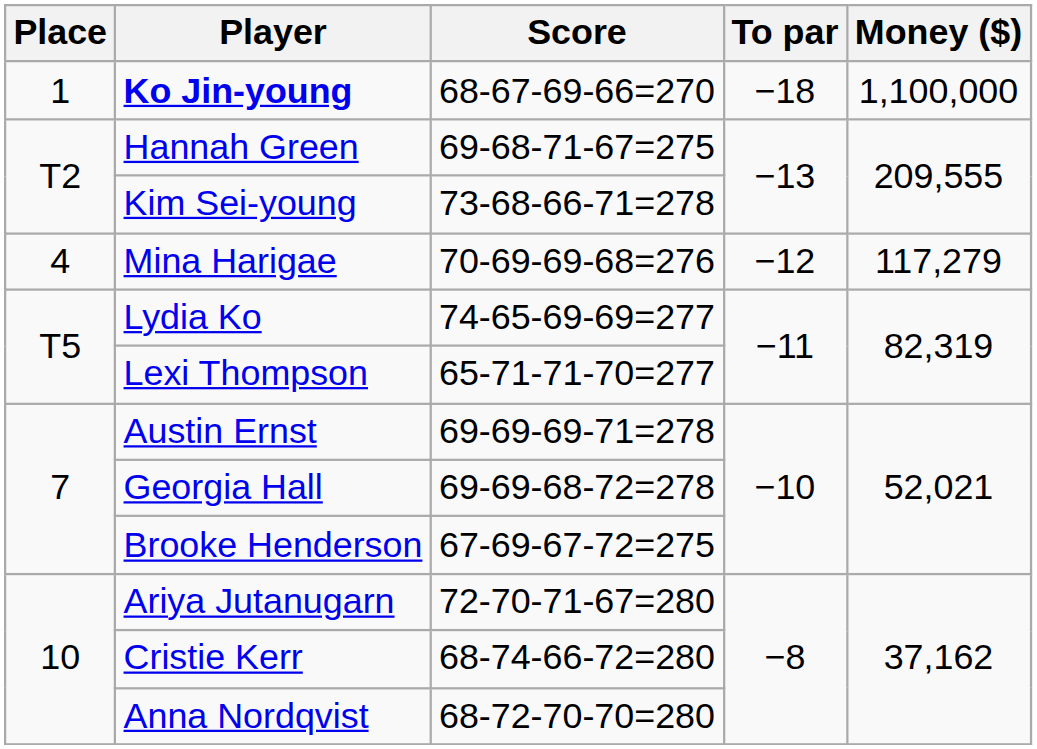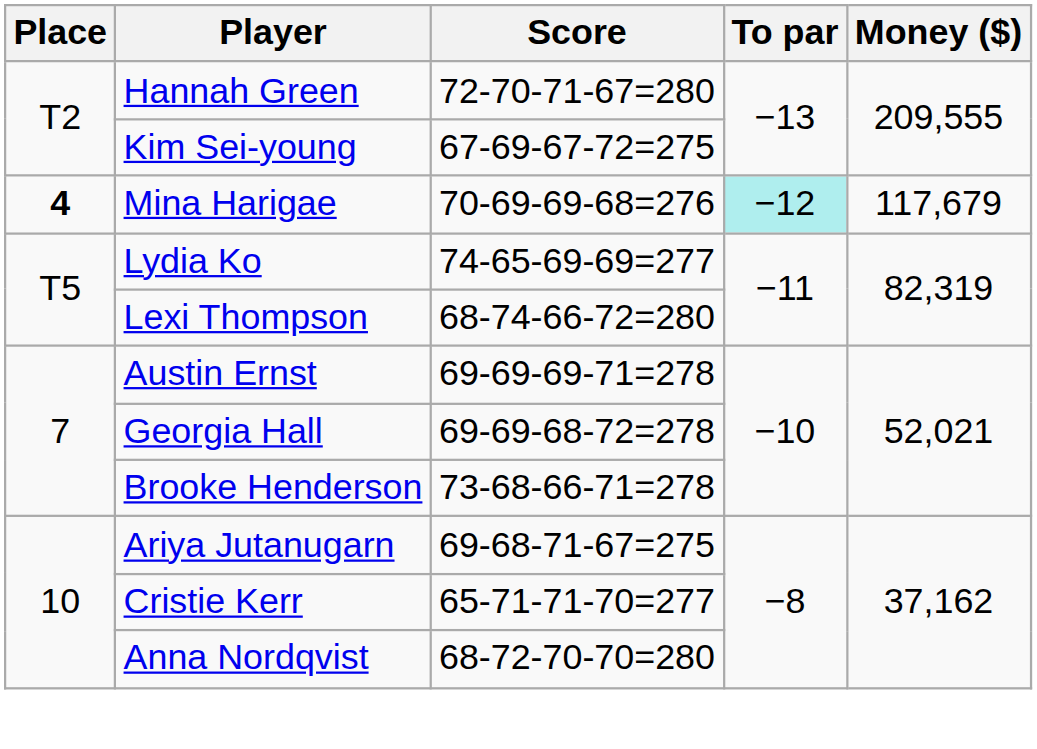- row: (238, 89)
(577, 146) 69-68-71-67=275 -> (577, 89) 72-70-71-67=280
(577, 203) 73-68-66-71=278 -> (577, 146) 67-69-67-72=275
(60, 260) normal -> (60, 203) bold
(785, 260) no background -> (785, 203) paleturquoise background
(938, 260) 117,279 -> (938, 203) 117,679
(577, 373) 65-71-71-70=277 -> (577, 317) 68-74-66-72=280
(577, 544) 67-69-67-72=275 -> (577, 487) 73-68-66-71=278
(577, 601) 72-70-71-67=280 -> (577, 544) 69-68-71-67=275
(577, 658) 68-74-66-72=280 -> (577, 601) 65-71-71-70=277
